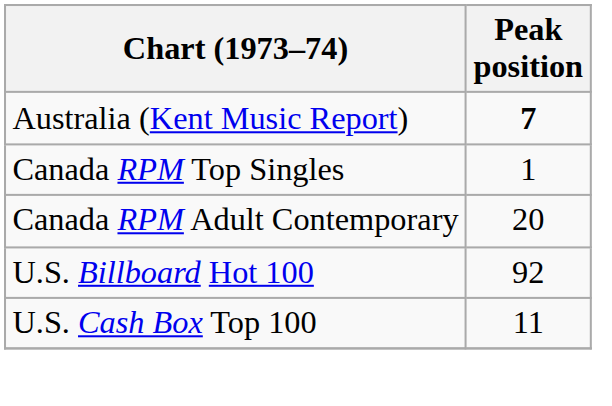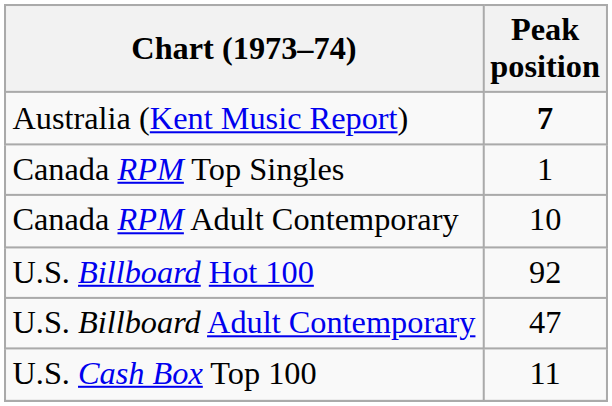(528, 220) 20 -> (545, 220) 10
+ row: (244, 322)
